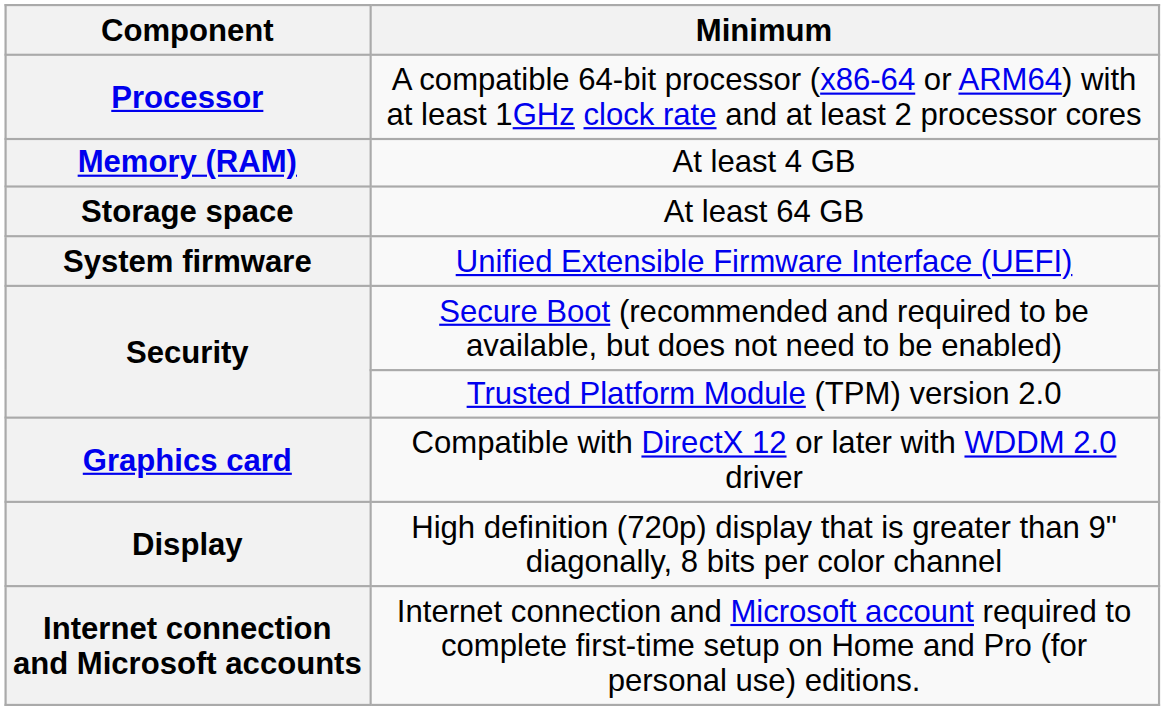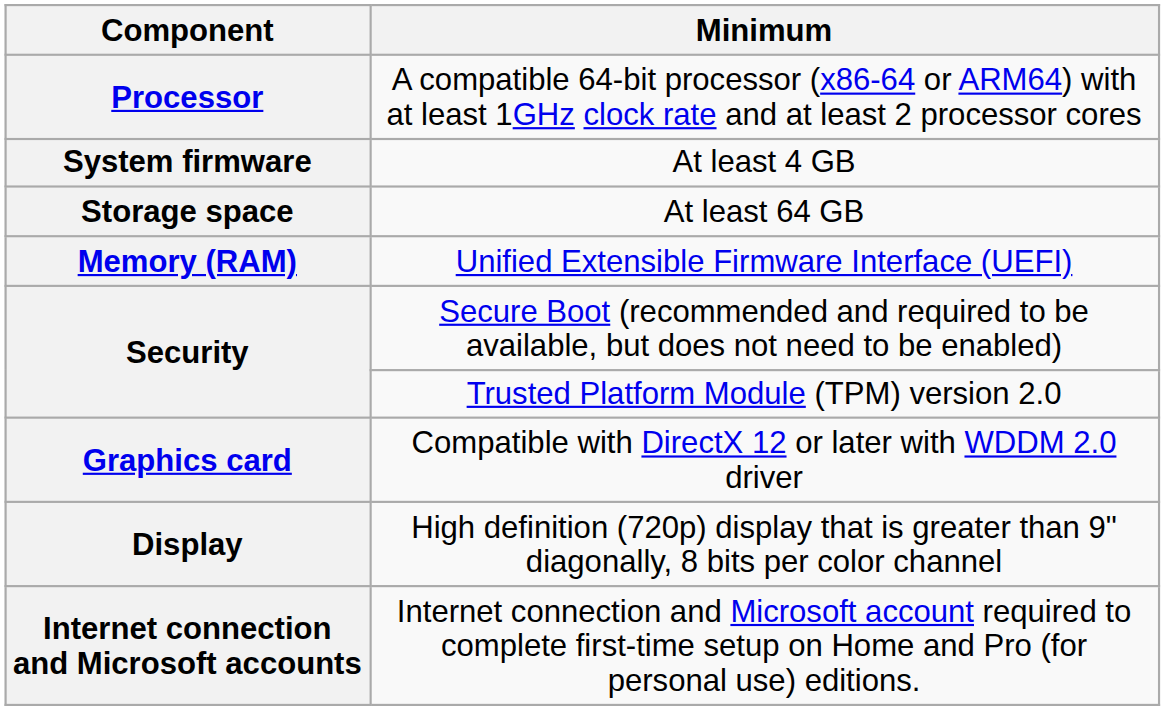(187, 163) Memory (RAM) -> (187, 163) System firmware
(187, 261) System firmware -> (187, 261) Memory (RAM)
